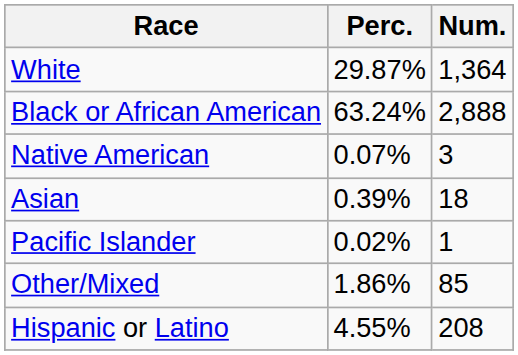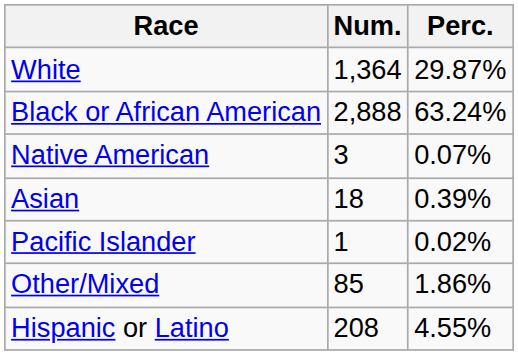columns swapped: (472, 26) <-> (380, 26)
